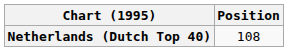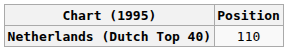(249, 36) 108 -> (249, 36) 110
